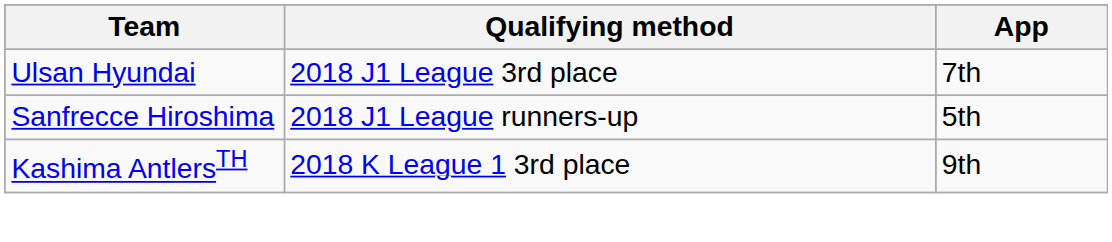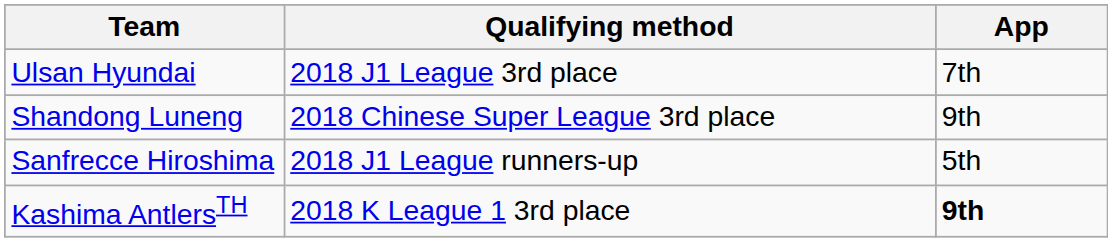+ row: (127, 116)
(961, 165) normal -> (963, 210) bold
